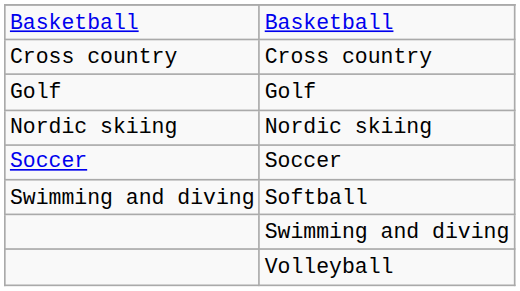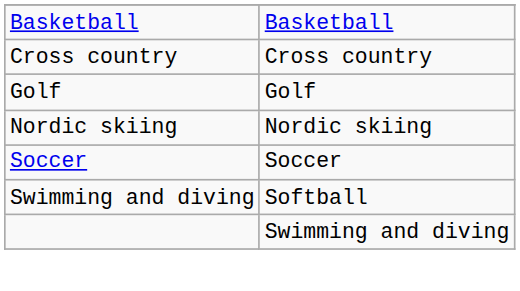- row: (329, 267)
